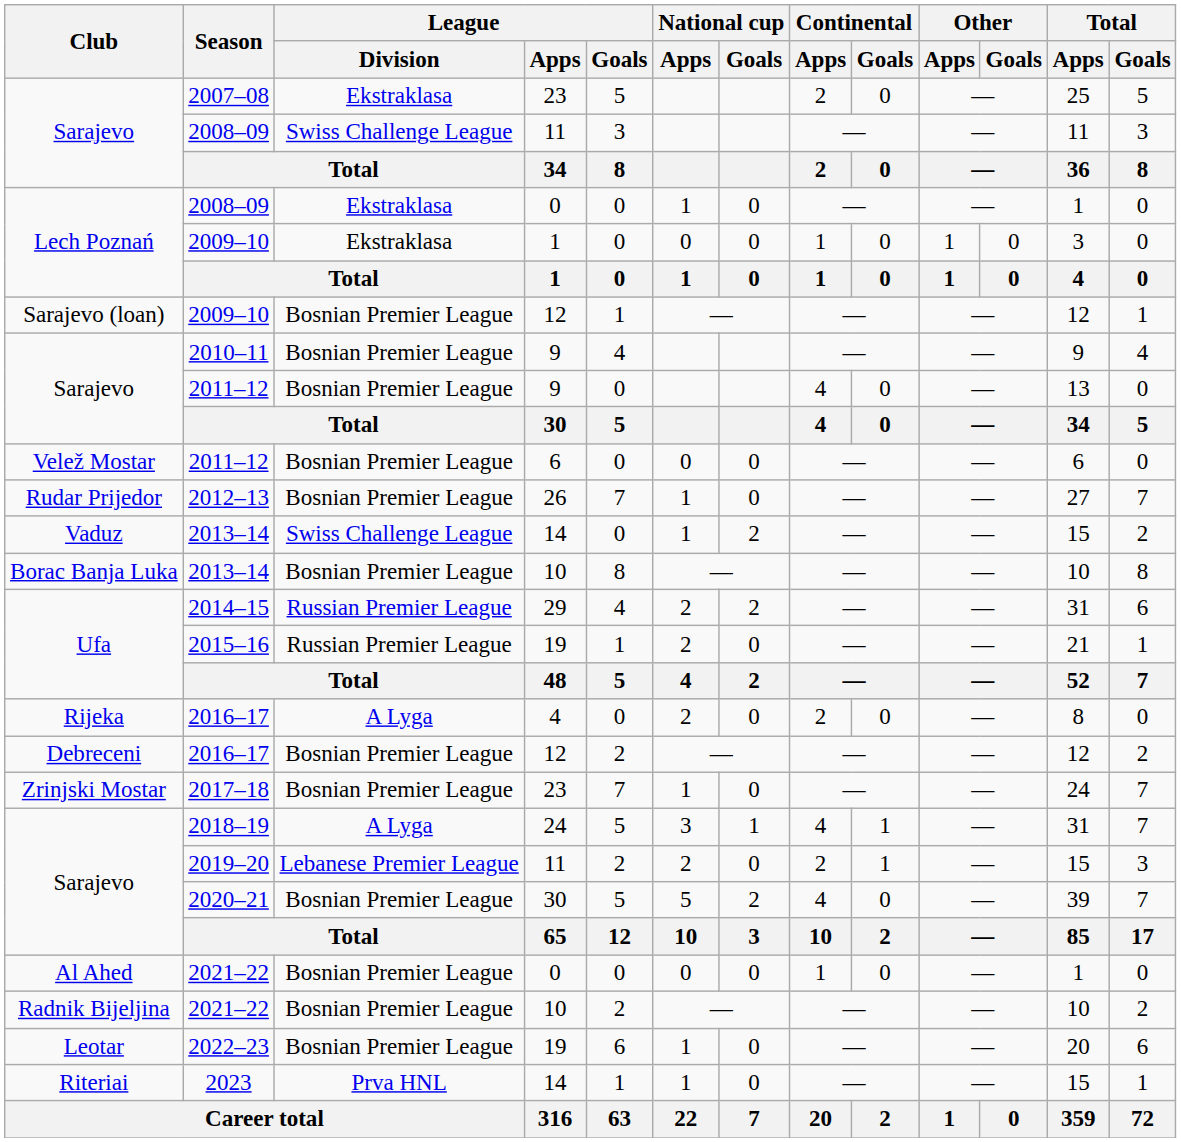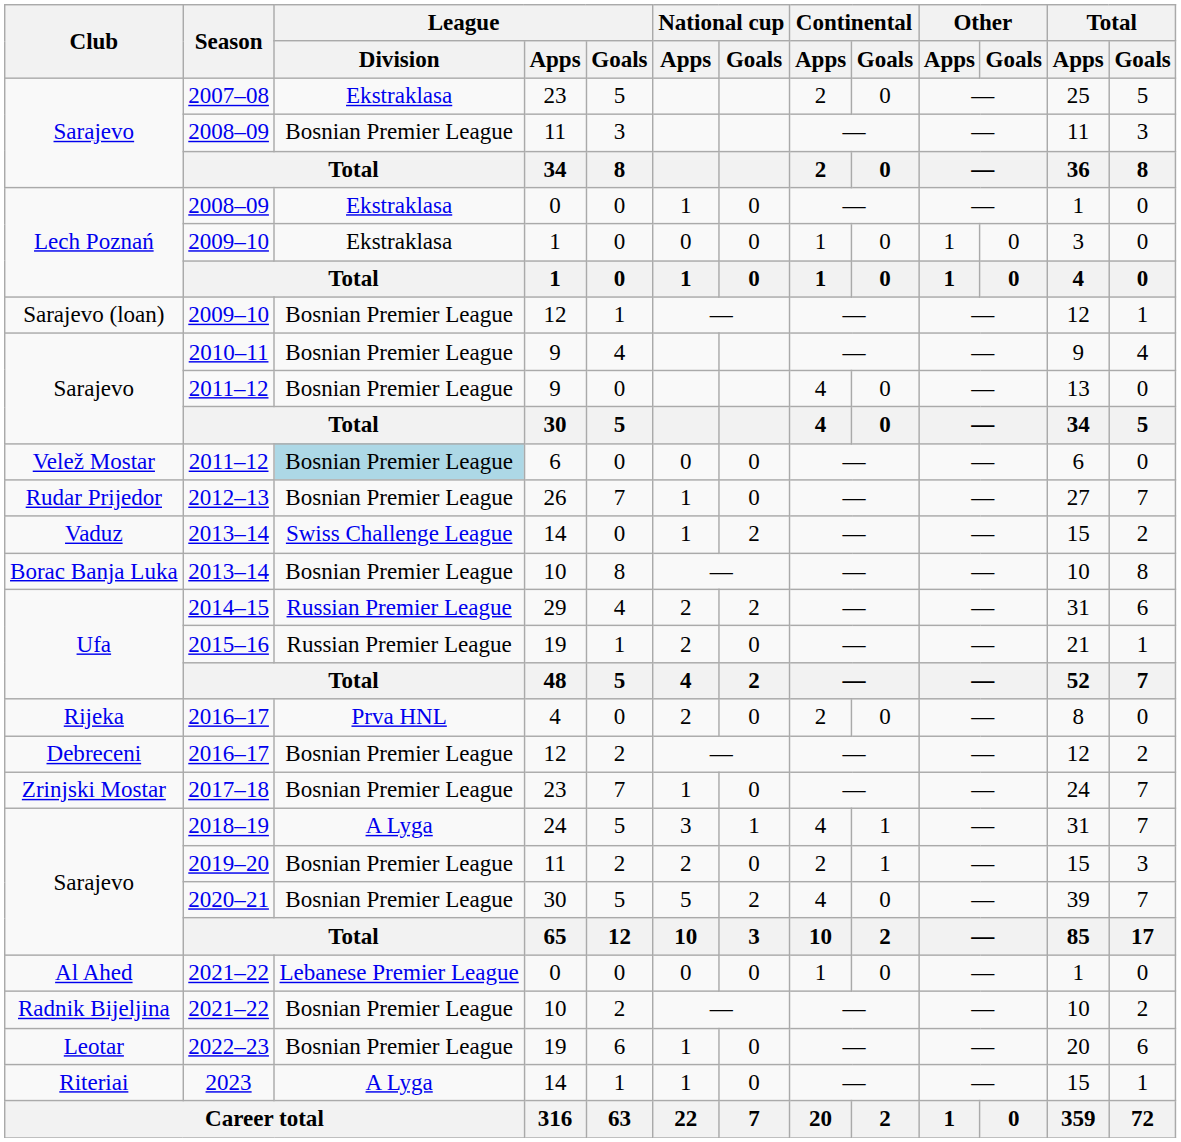(399, 132) Swiss Challenge League -> (399, 132) Bosnian Premier League
(399, 461) no background -> (399, 461) lightblue background
(399, 717) A Lyga -> (399, 717) Prva HNL
(399, 863) Lebanese Premier League -> (399, 863) Bosnian Premier League
(399, 972) Bosnian Premier League -> (399, 972) Lebanese Premier League
(399, 1082) Prva HNL -> (399, 1082) A Lyga
